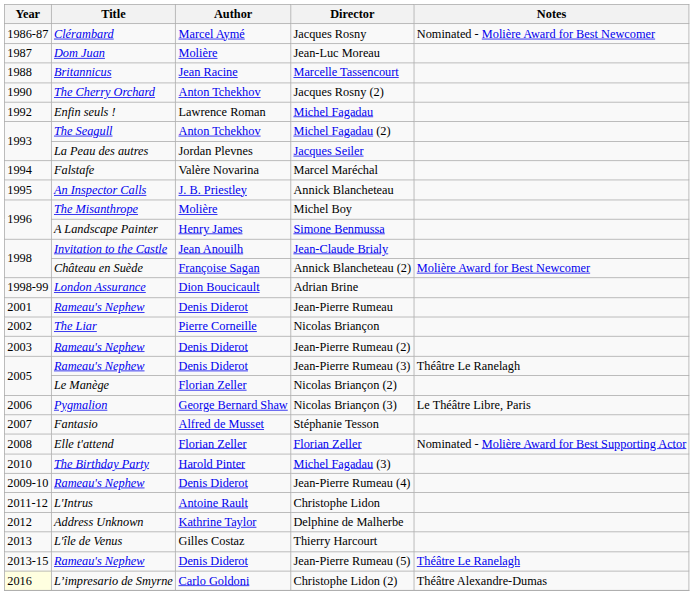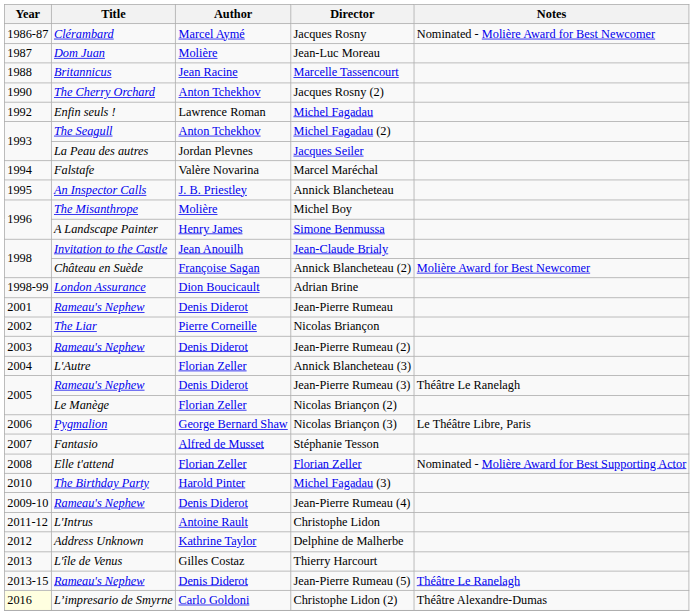+ row: (352, 365)
